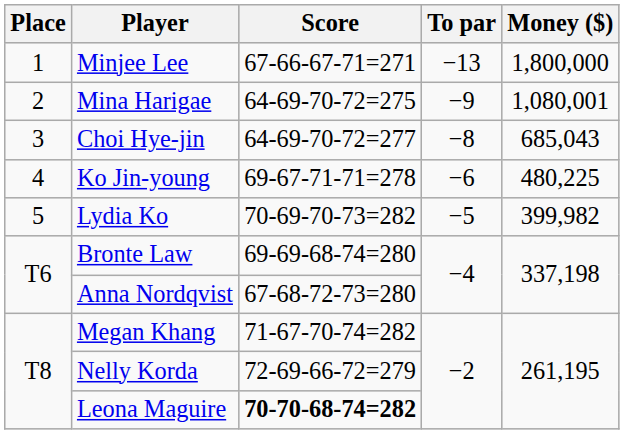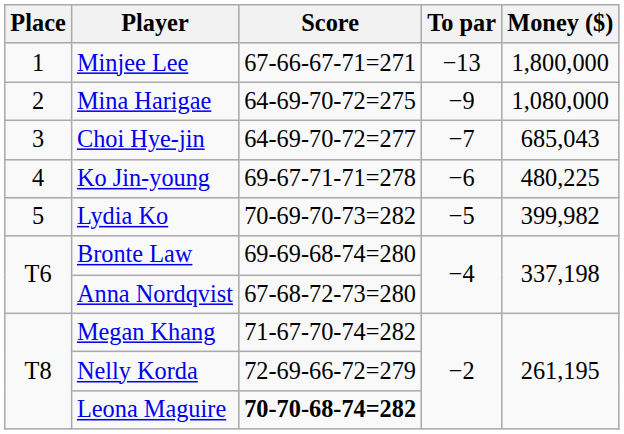(560, 100) 1,080,001 -> (560, 100) 1,080,000
(462, 139) −8 -> (462, 139) −7
